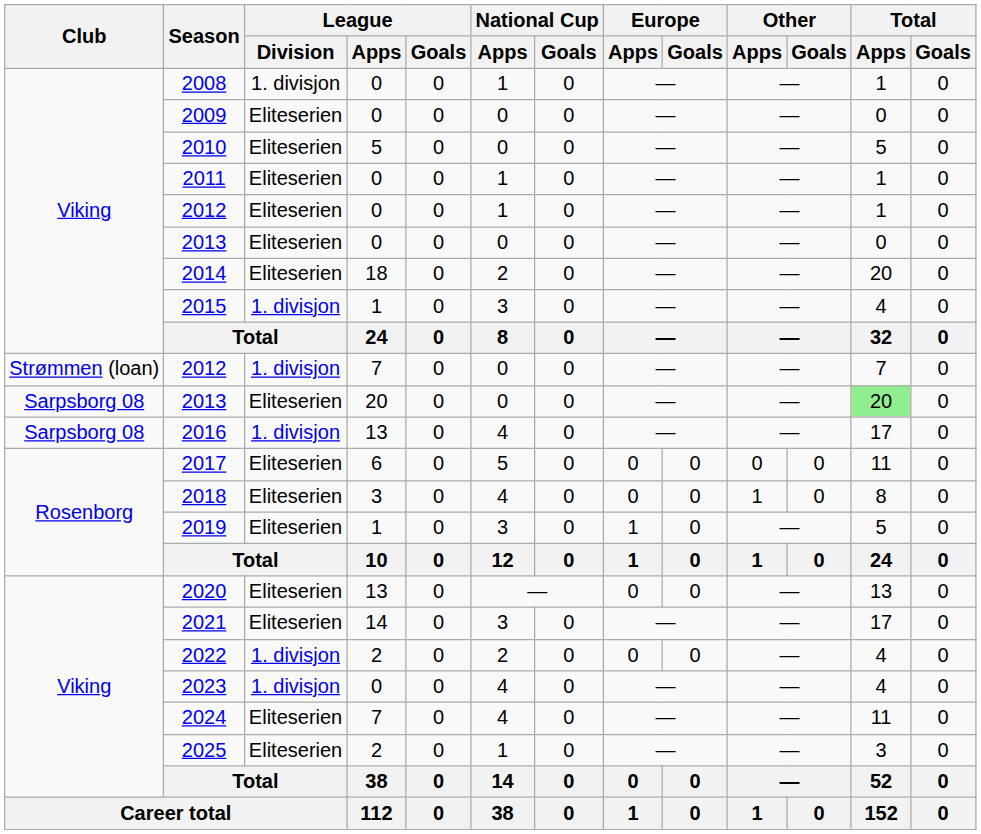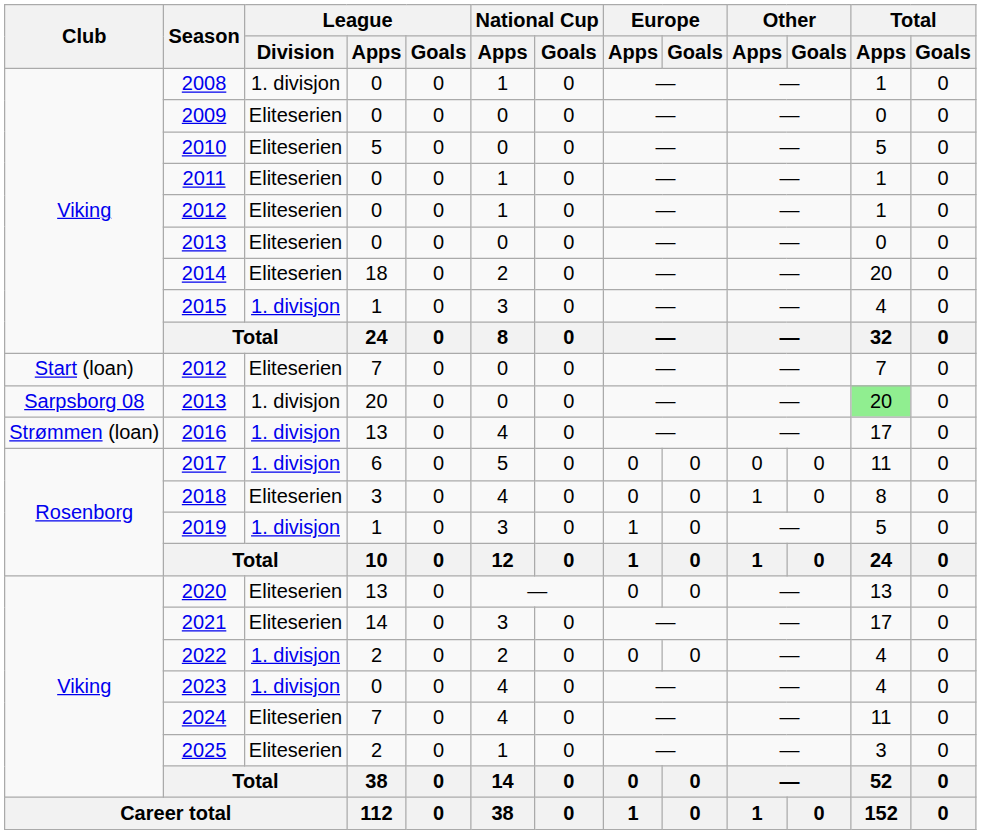(84, 369) Strømmen (loan) -> (84, 369) Start (loan)
(296, 369) 1. divisjon -> (296, 369) Eliteserien
(296, 400) Eliteserien -> (296, 400) 1. divisjon
(84, 432) Sarpsborg 08 -> (84, 432) Strømmen (loan)
(296, 464) Eliteserien -> (296, 464) 1. divisjon
(296, 527) Eliteserien -> (296, 527) 1. divisjon
